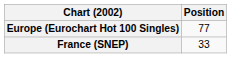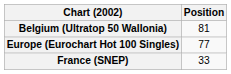+ row: (93, 28)
